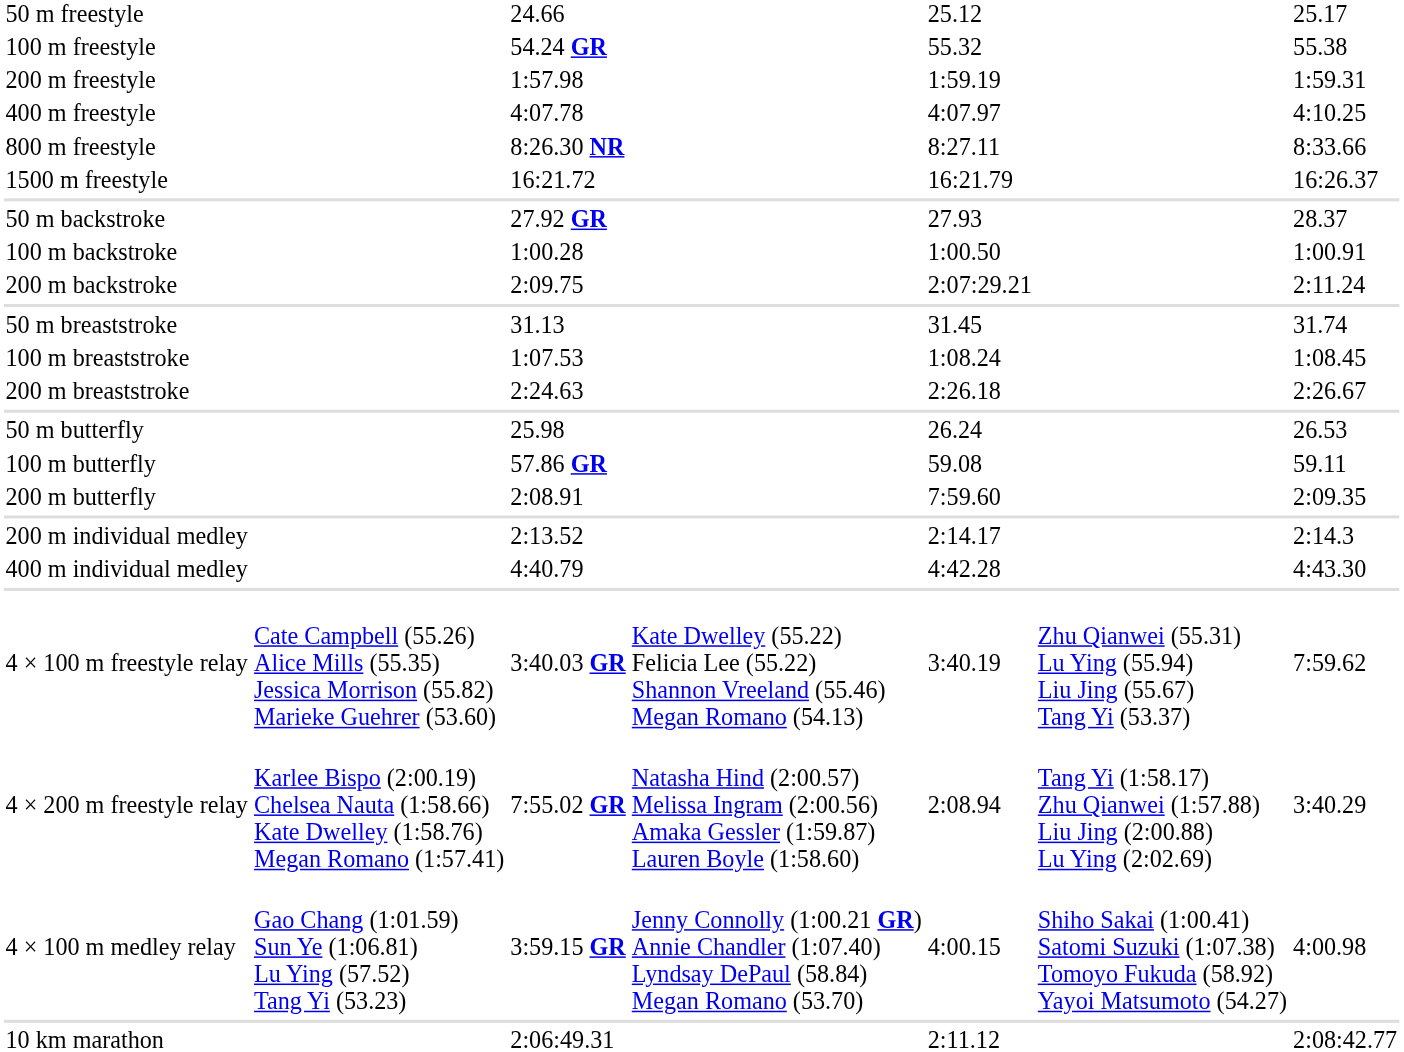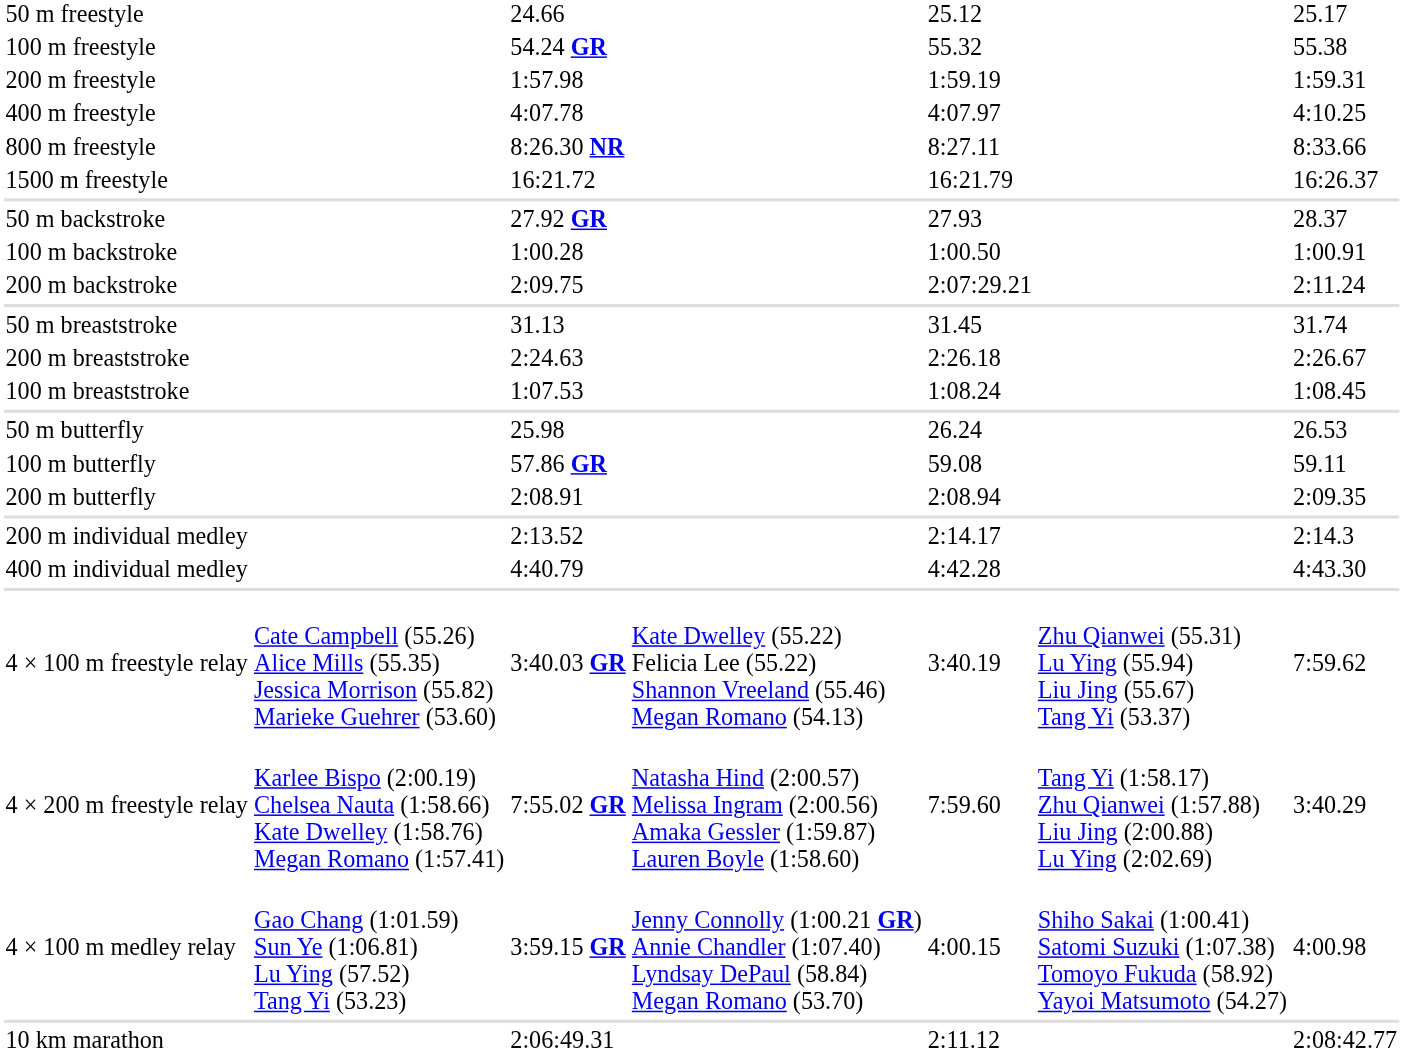rows swapped: (97, 358) <-> (97, 391)
(964, 497) 7:59.60 -> (964, 497) 2:08.94
(964, 805) 2:08.94 -> (964, 805) 7:59.60
